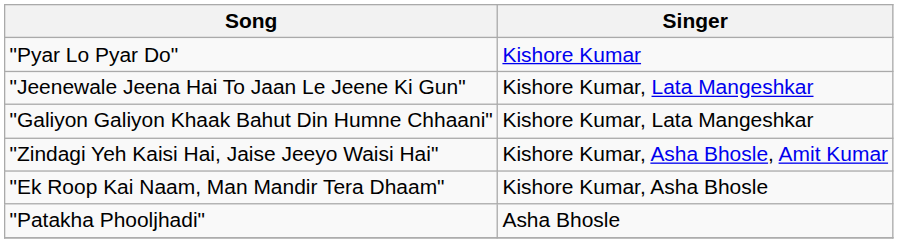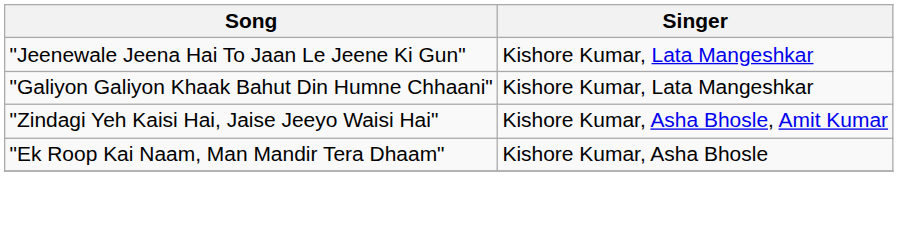- row: (94, 54)
- row: (107, 220)
